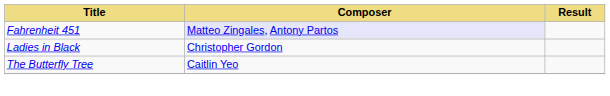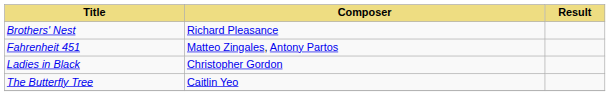+ row: (41, 30)
(263, 30) lavender background -> (263, 47) no background
